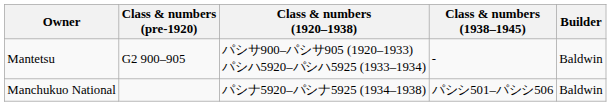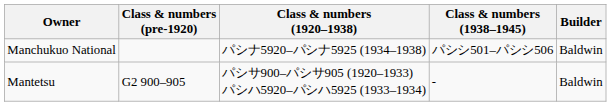rows swapped: (31, 58) <-> (62, 90)
